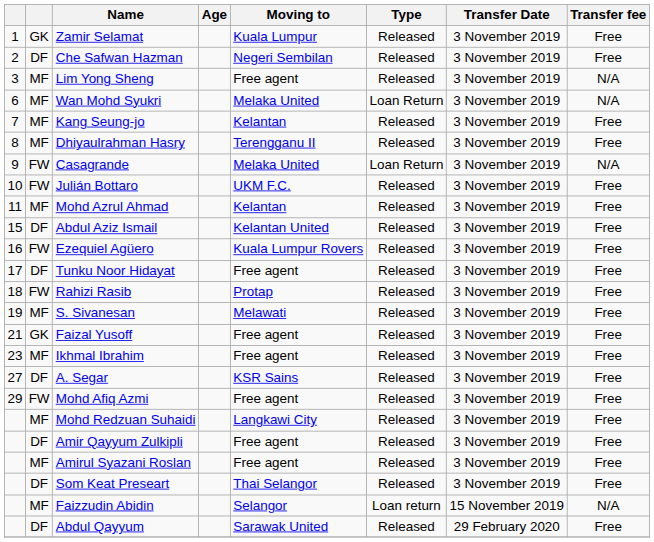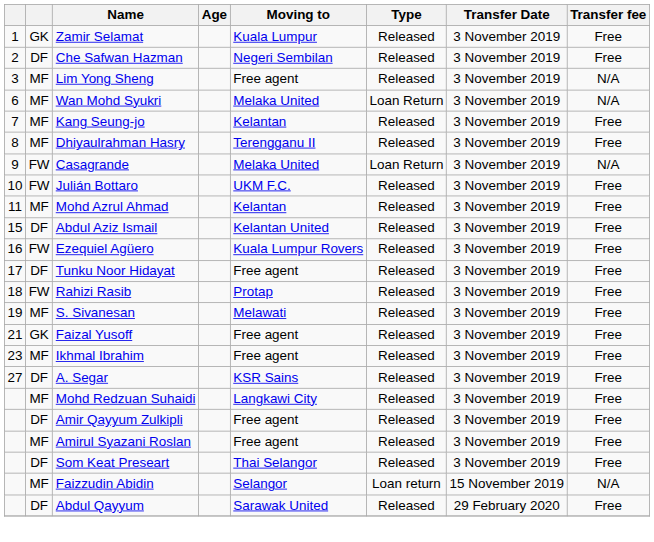- row: (102, 398)
